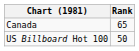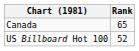(122, 39) 50 -> (122, 39) 52
